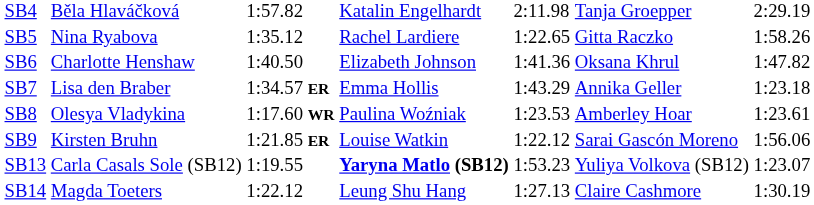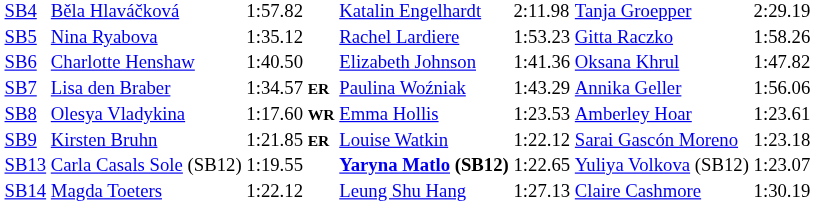(542, 36) 1:22.65 -> (542, 36) 1:53.23
(389, 88) Emma Hollis -> (403, 88) Paulina Woźniak
(782, 88) 1:23.18 -> (782, 88) 1:56.06
(403, 113) Paulina Woźniak -> (389, 113) Emma Hollis
(782, 139) 1:56.06 -> (782, 139) 1:23.18
(542, 165) 1:53.23 -> (542, 165) 1:22.65
